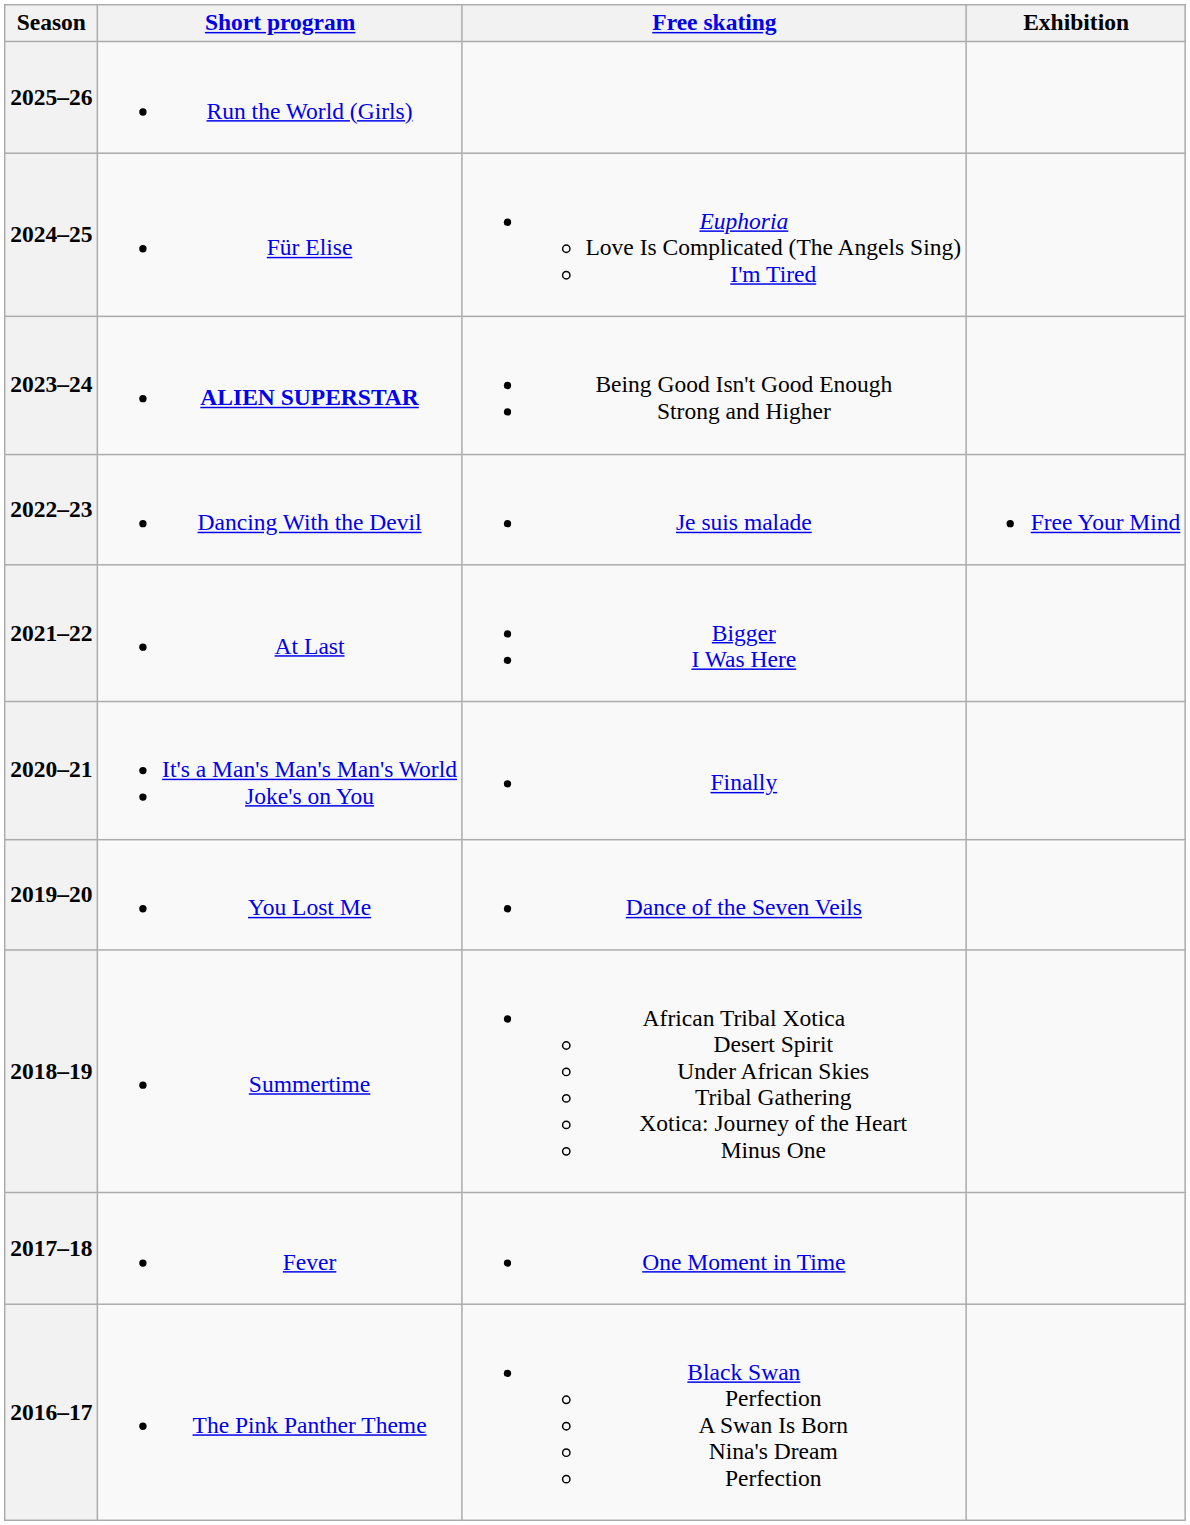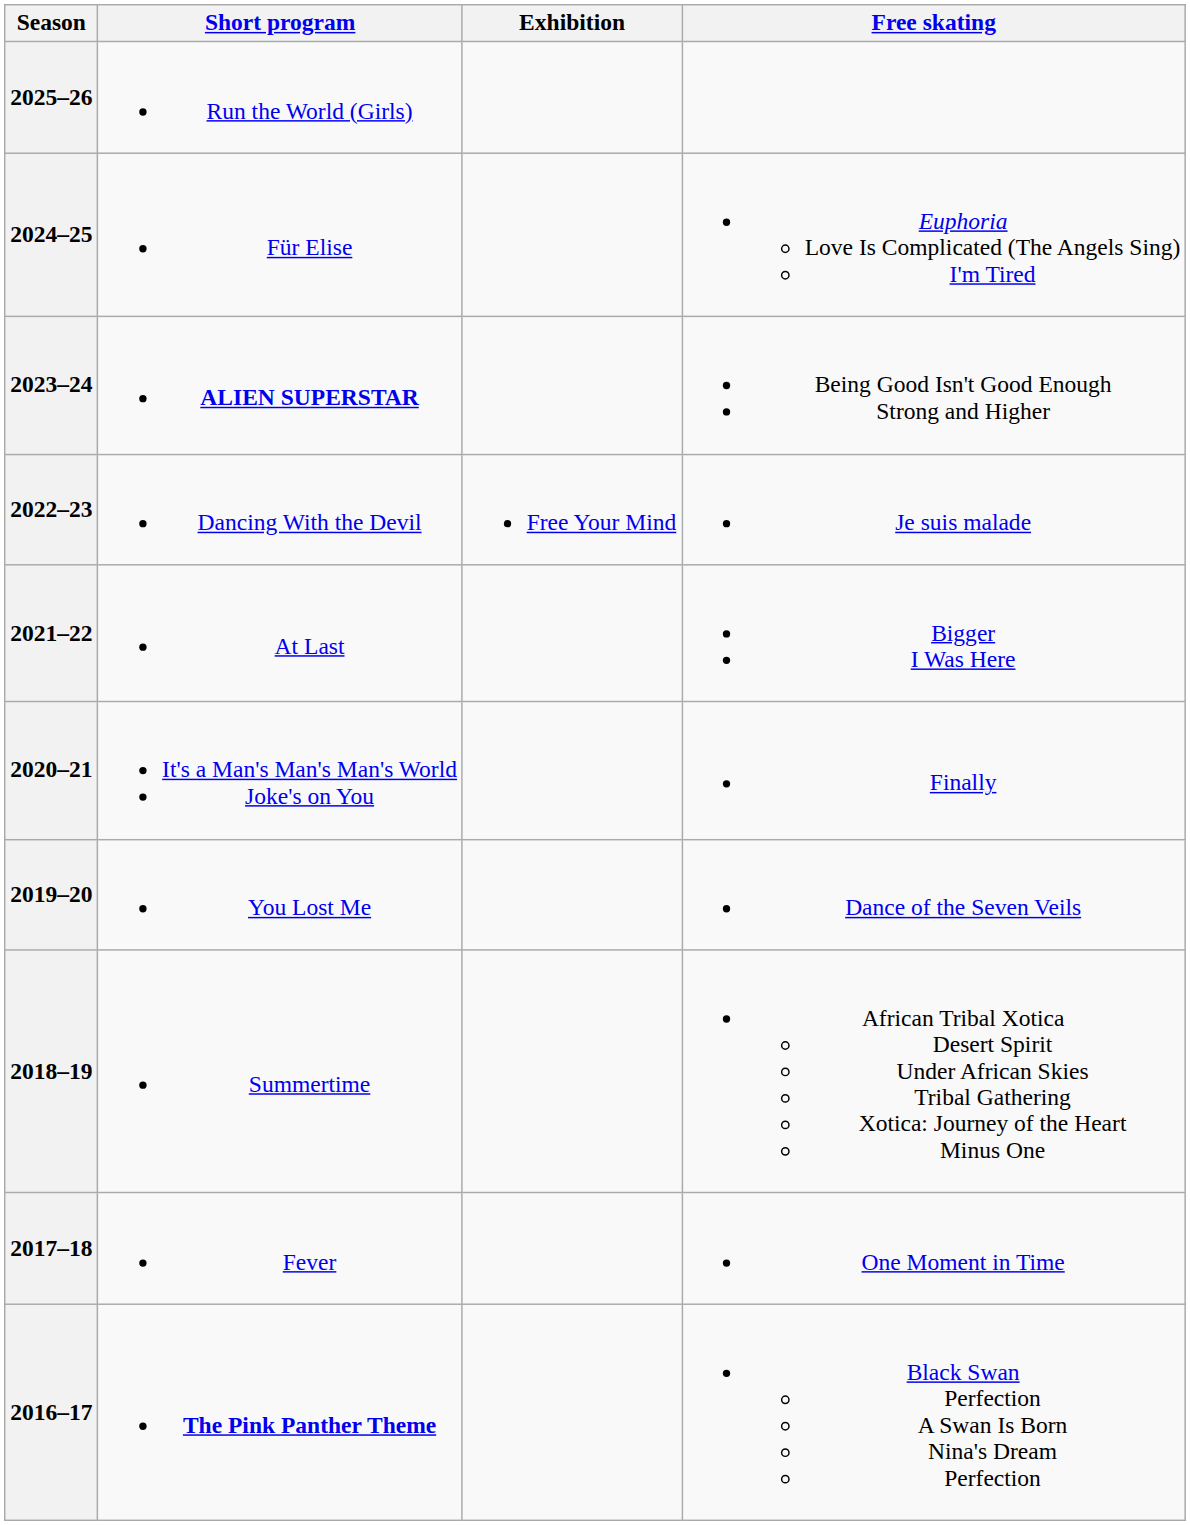columns swapped: (714, 23) <-> (1076, 23)
(280, 1425) normal -> (280, 1425) bold
